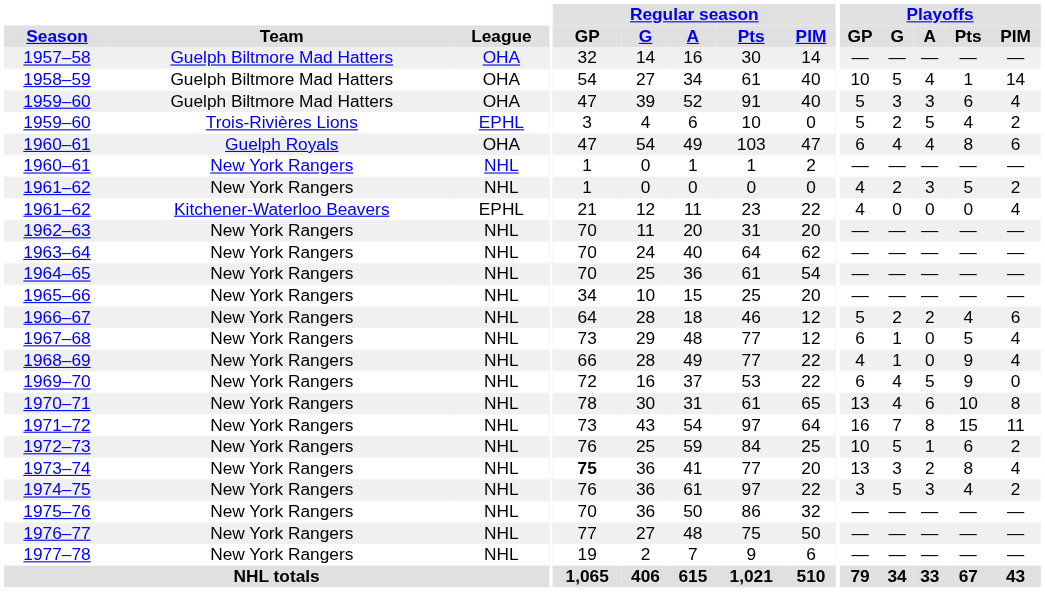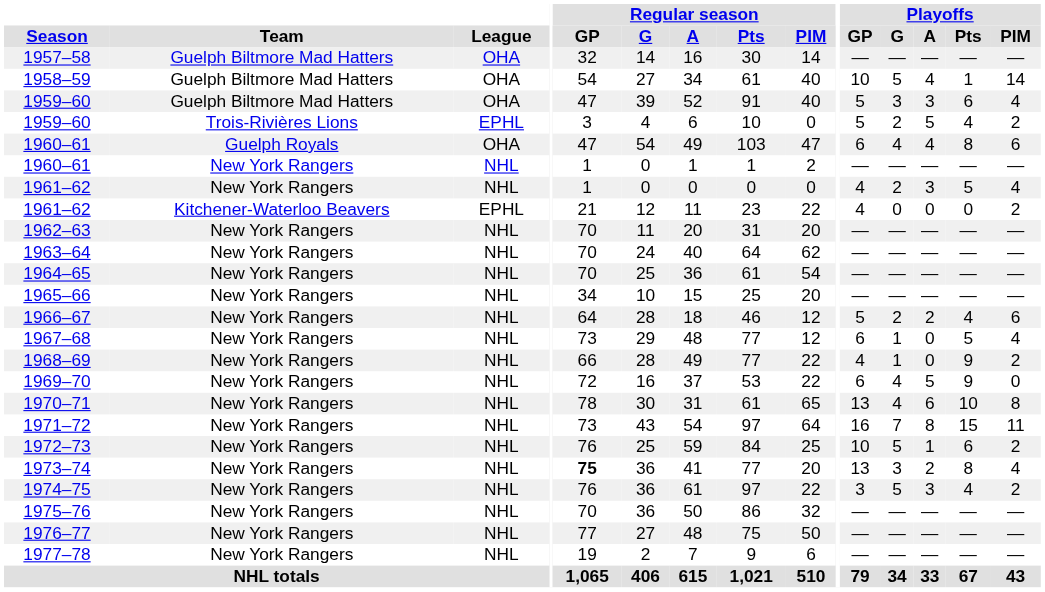(1016, 187) 2 -> (1016, 187) 4
(1016, 209) 4 -> (1016, 209) 2
(1016, 360) 4 -> (1016, 360) 2
